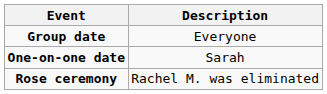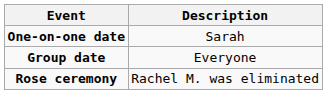rows swapped: (66, 57) <-> (66, 36)
